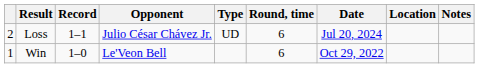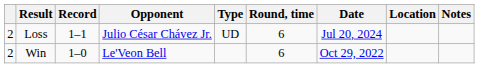(10, 53) 1 -> (10, 53) 2
